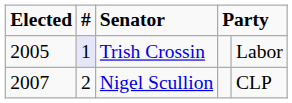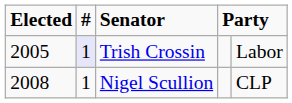(30, 82) 2007 -> (30, 82) 2008
(86, 82) 2 -> (86, 82) 1
